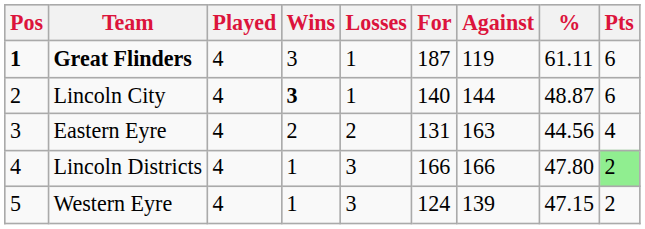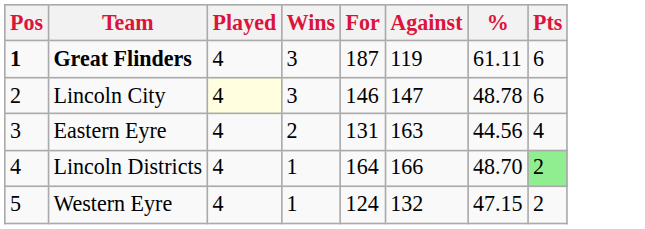- column: (376, 22)
(218, 94) no background -> (218, 94) lightyellow background
(292, 94) bold -> (292, 94) normal
(434, 94) 140 -> (362, 94) 146
(478, 94) 144 -> (407, 94) 147
(569, 94) 48.87 -> (498, 94) 48.78
(434, 167) 166 -> (362, 167) 164
(569, 167) 47.80 -> (498, 167) 48.70
(478, 204) 139 -> (407, 204) 132
